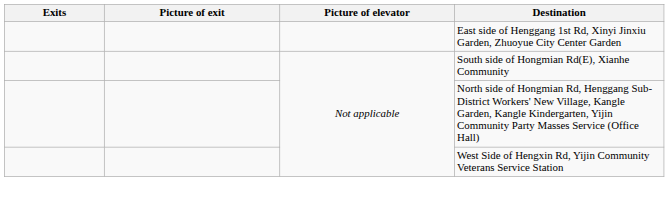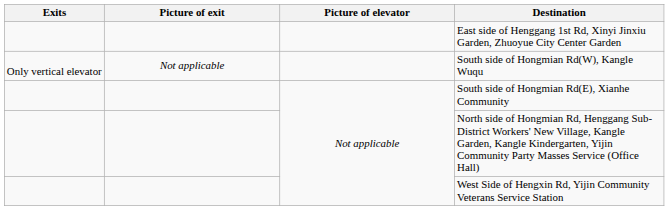+ row: (545, 65)
